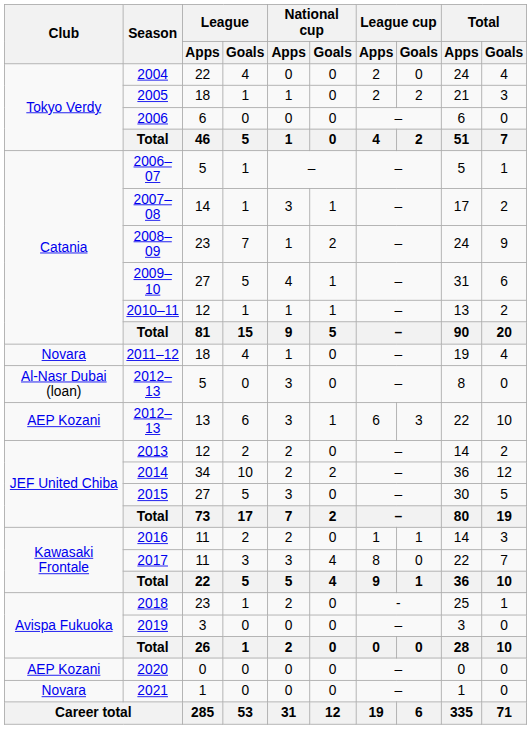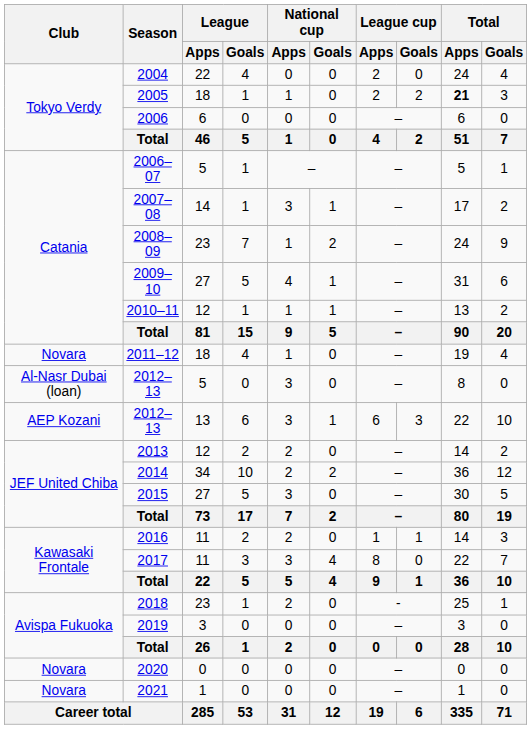(461, 96) normal -> (461, 96) bold
(64, 669) AEP Kozani -> (64, 669) Novara
